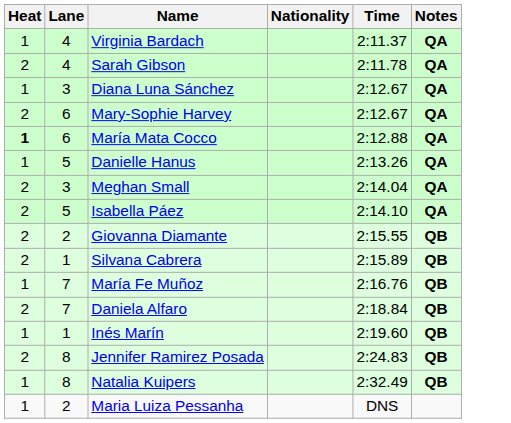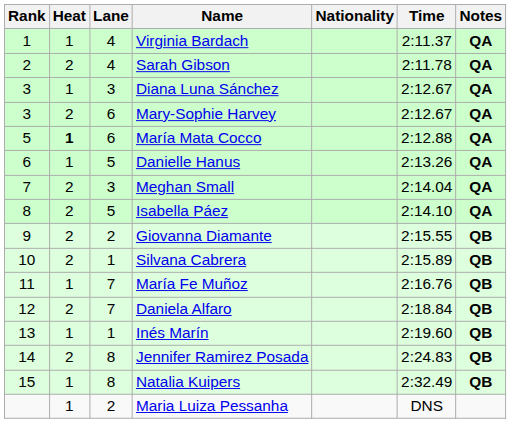+ column: (27, 16)
